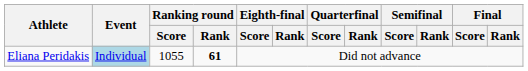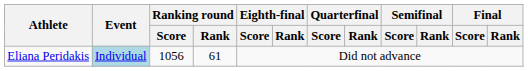(171, 56) 1055 -> (171, 56) 1056
(215, 56) bold -> (215, 56) normal
